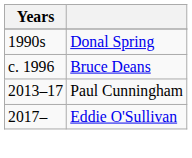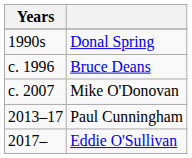+ row: (125, 91)
